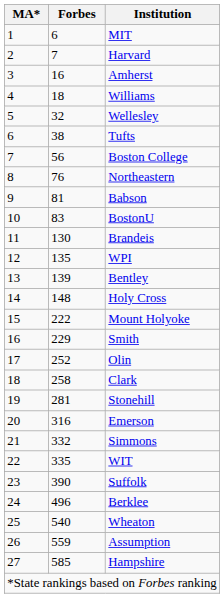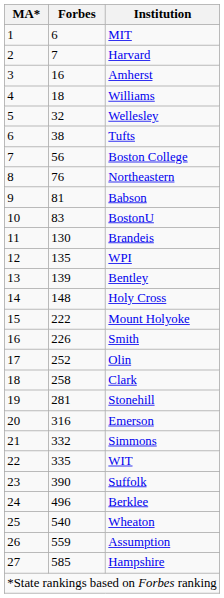(61, 339) 229 -> (61, 339) 226
